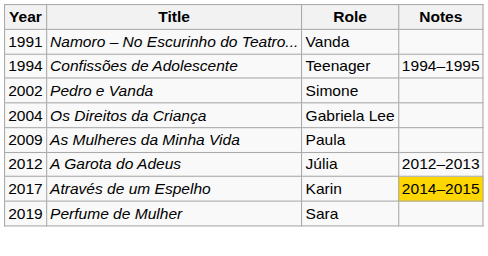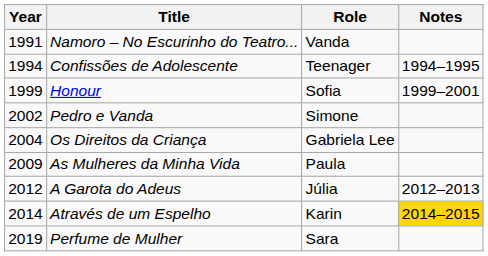+ row: (76, 91)
(25, 189) 2017 -> (25, 214) 2014
